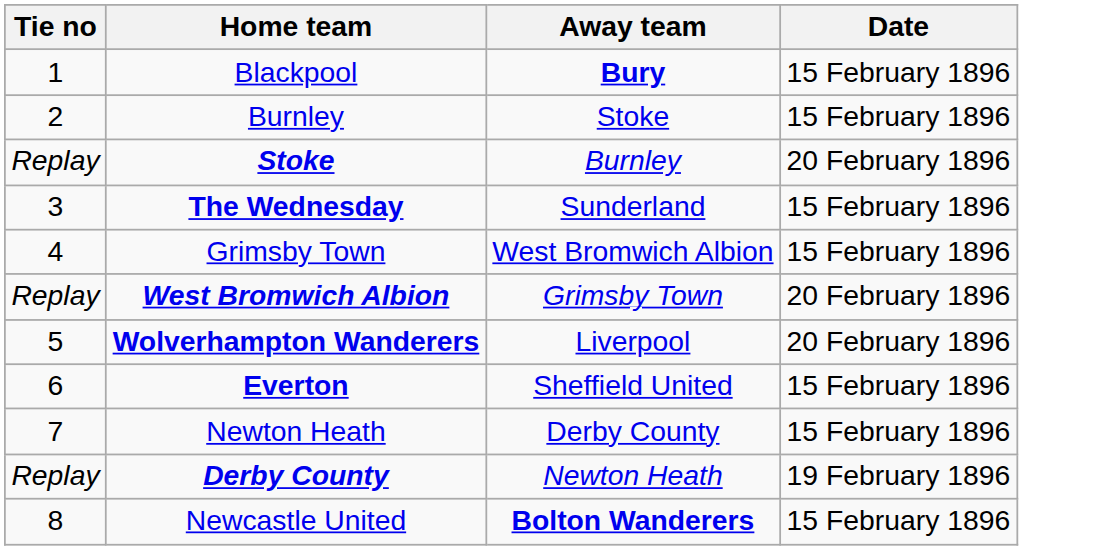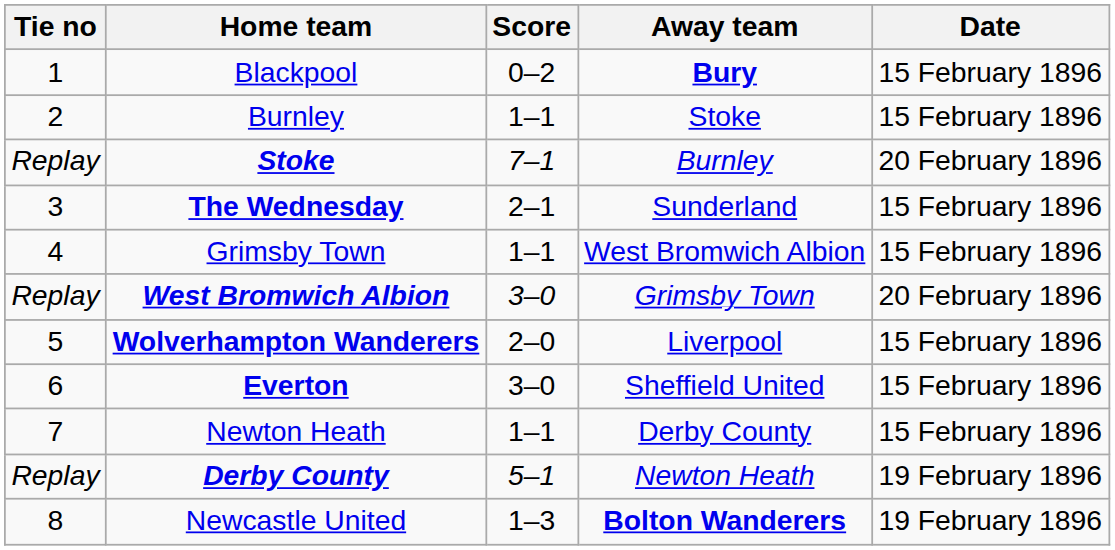+ column: (532, 26)
(898, 341) 20 February 1896 -> (990, 341) 15 February 1896
(898, 521) 15 February 1896 -> (990, 521) 19 February 1896
